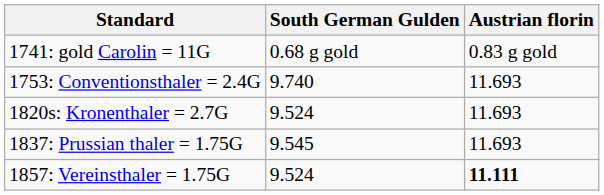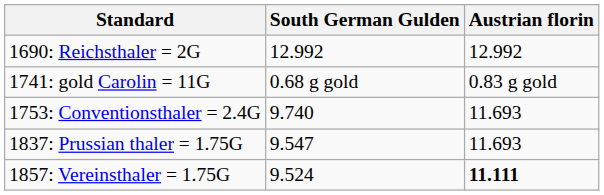+ row: (105, 50)
- row: (119, 112)
(292, 143) 9.545 -> (292, 143) 9.547
